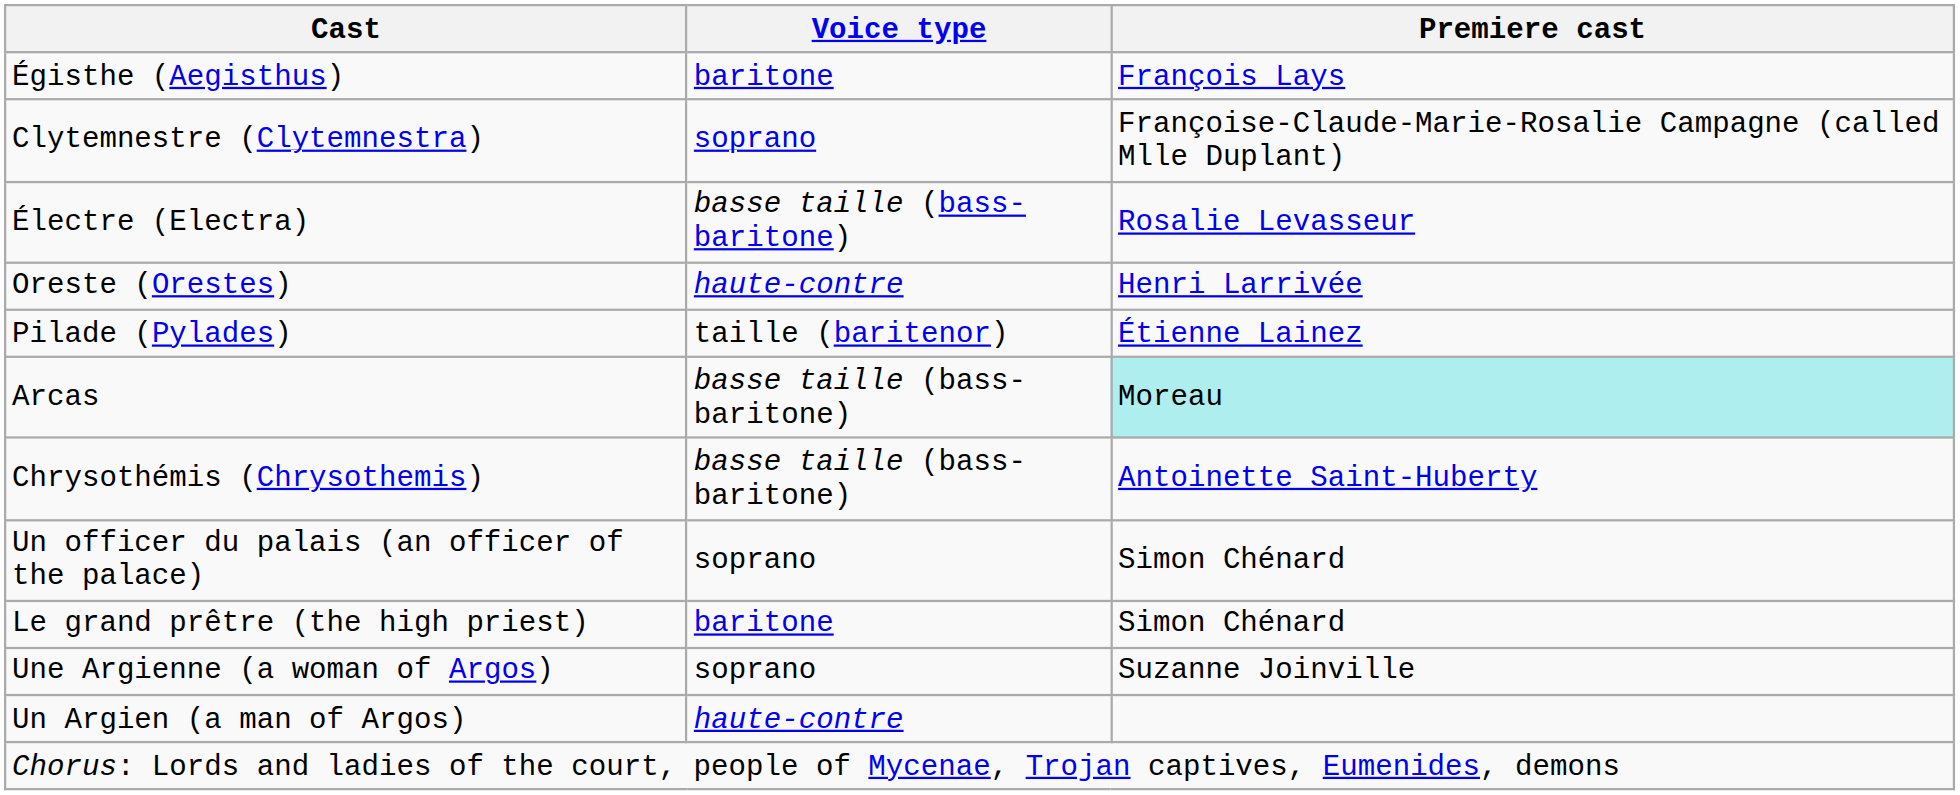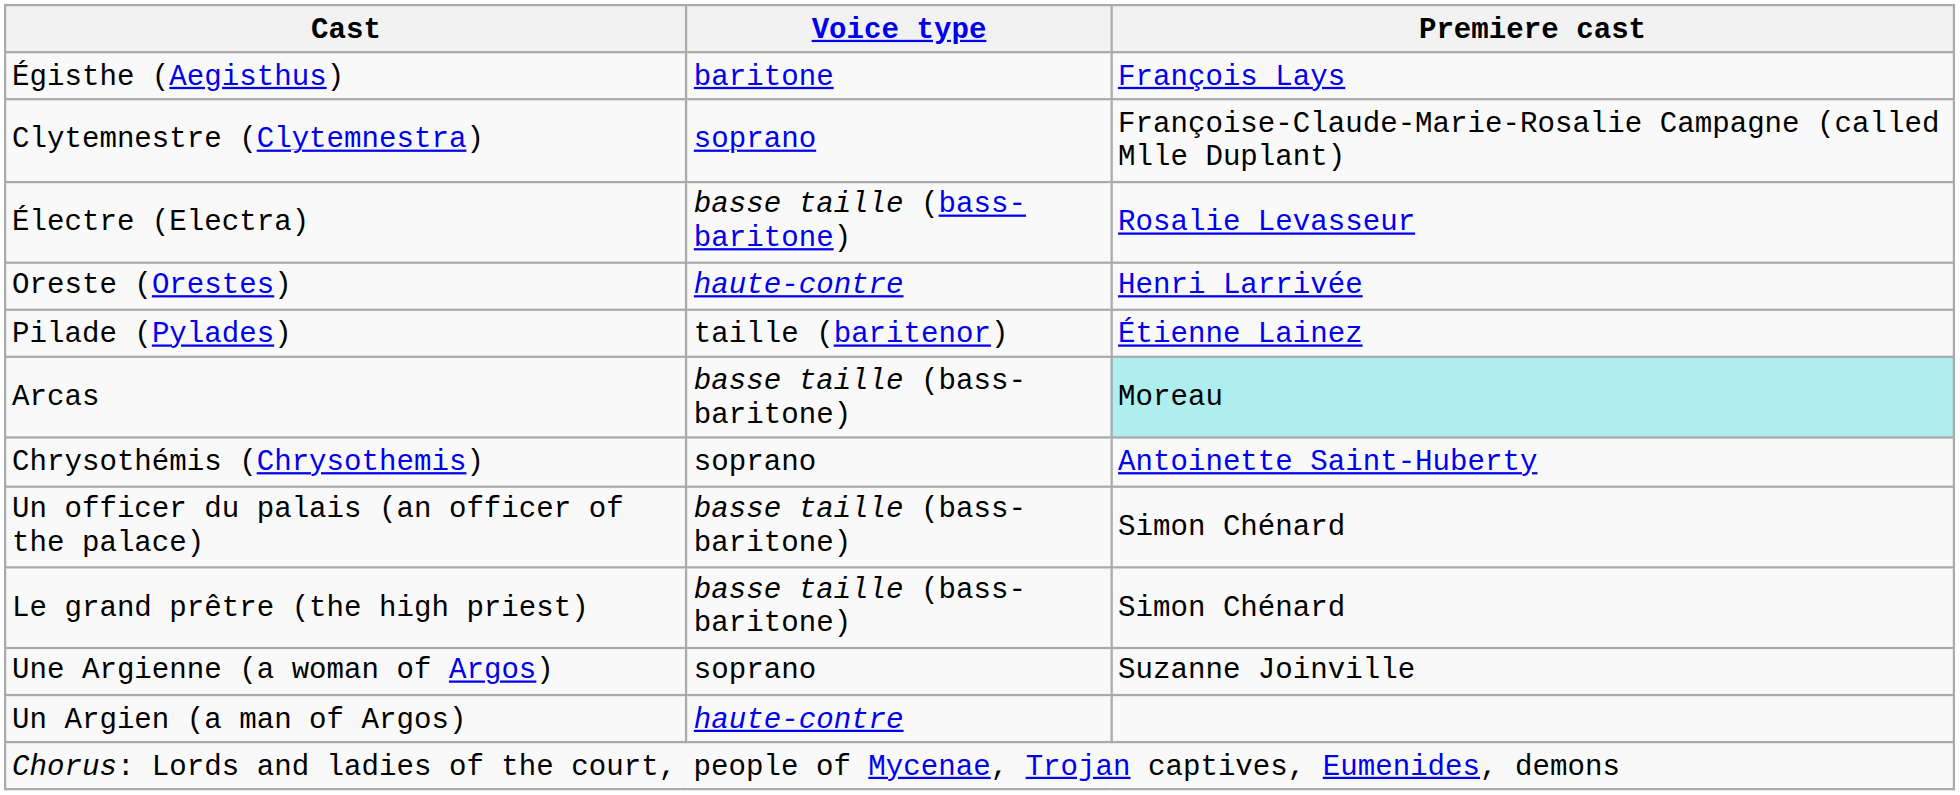(860, 479) basse taille (bass-baritone) -> (755, 462) soprano
(755, 560) soprano -> (860, 526) basse taille (bass-baritone)
(764, 624) baritone -> (860, 607) basse taille (bass-baritone)
